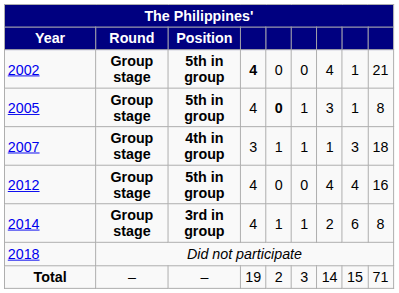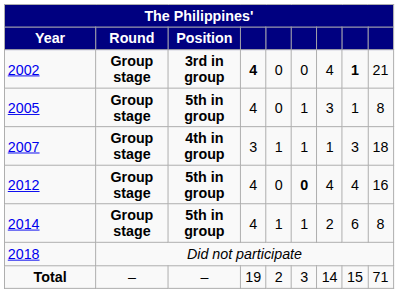(204, 69) 5th in group -> (204, 69) 3rd in group
(355, 69) normal -> (355, 69) bold
(279, 108) bold -> (279, 108) normal
(304, 185) normal -> (304, 185) bold
(204, 224) 3rd in group -> (204, 224) 5th in group
